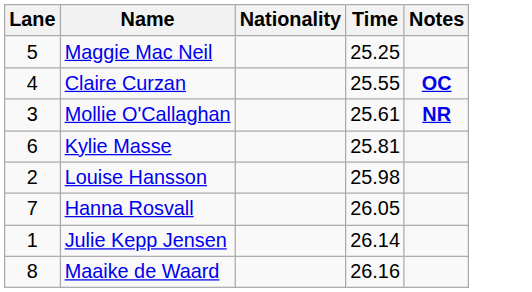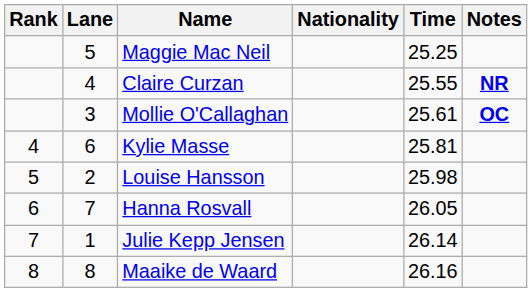+ column: (33, 20)
(437, 83) OC -> (494, 83) NR
(437, 114) NR -> (494, 114) OC
